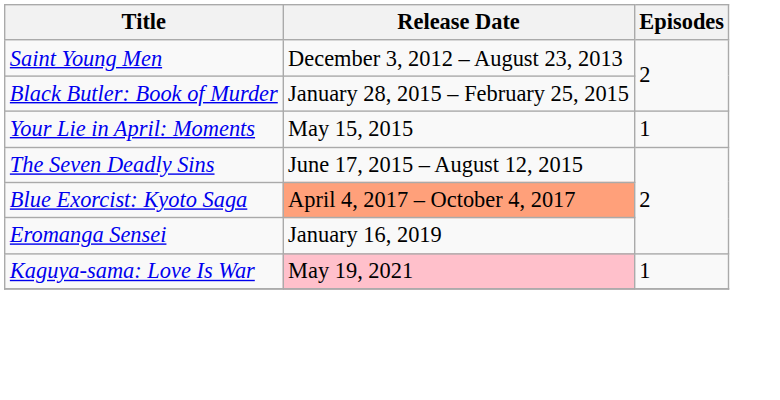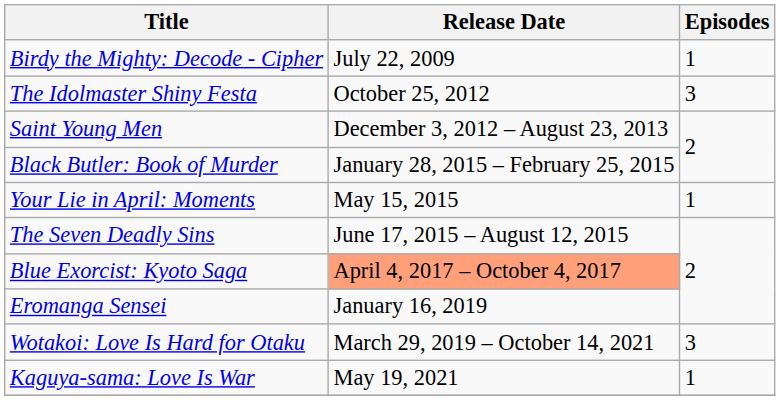+ row: (167, 57)
+ row: (133, 93)
+ row: (157, 341)
(351, 270) pink background -> (396, 377) no background
